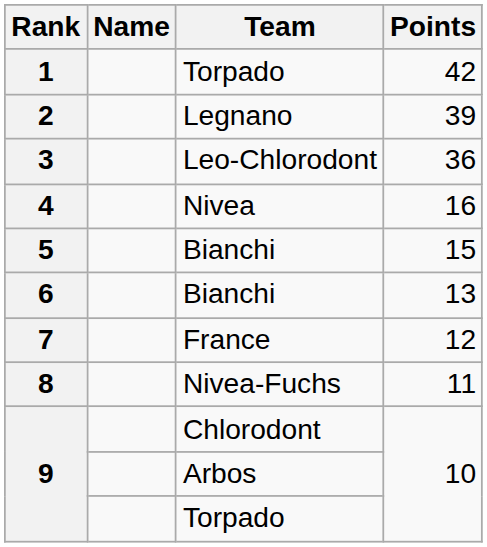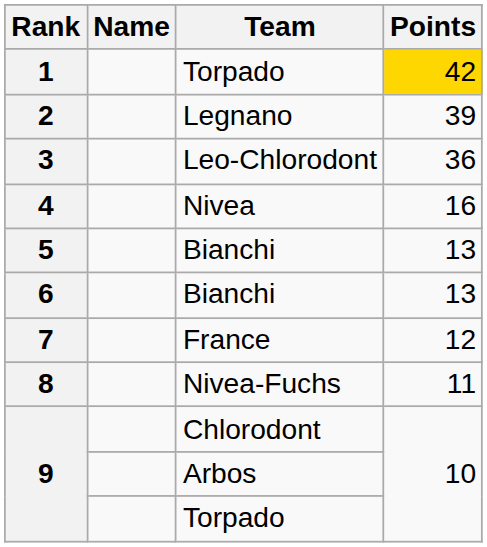(460, 71) no background -> (460, 71) gold background
(460, 250) 15 -> (460, 250) 13
